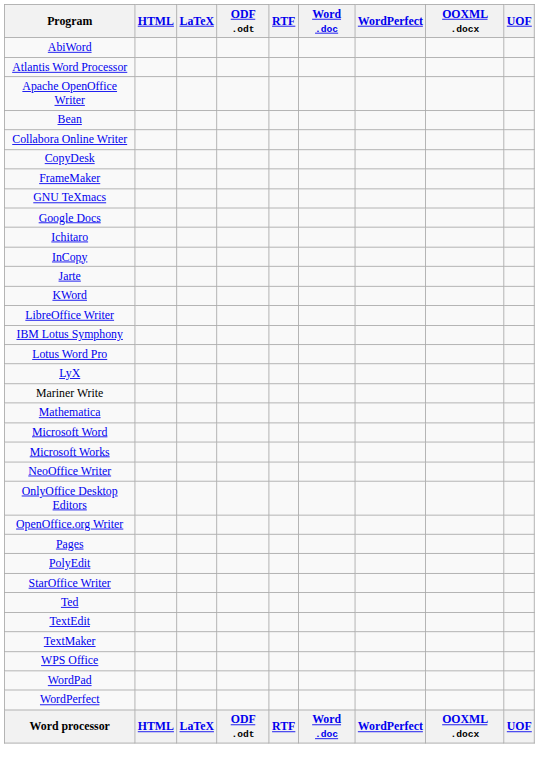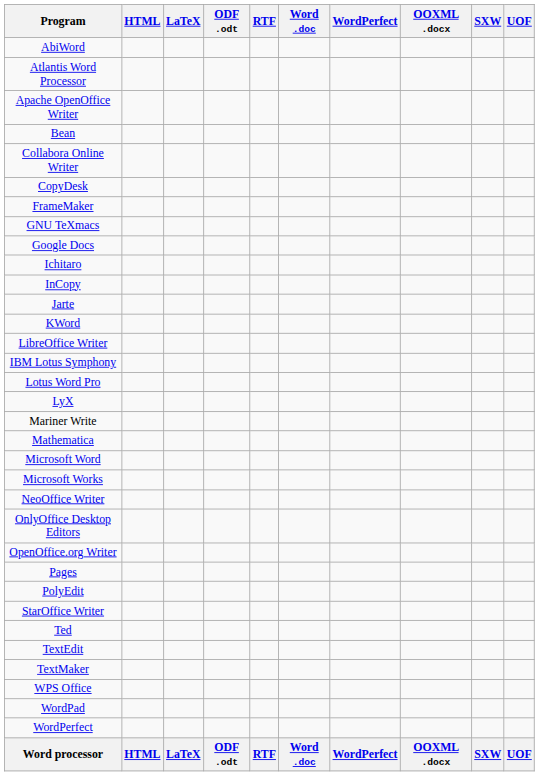+ column: (488, 20)
